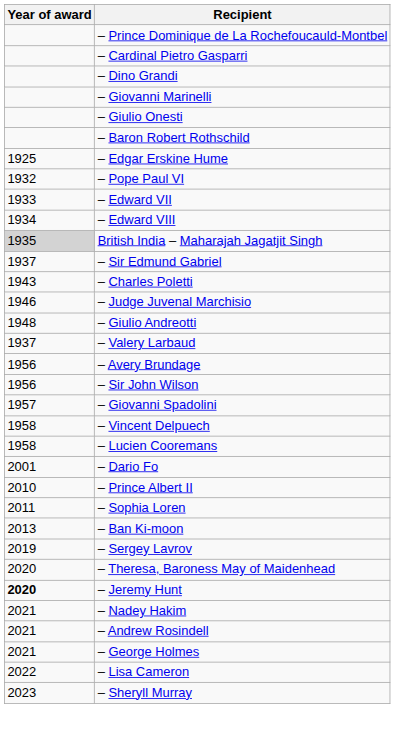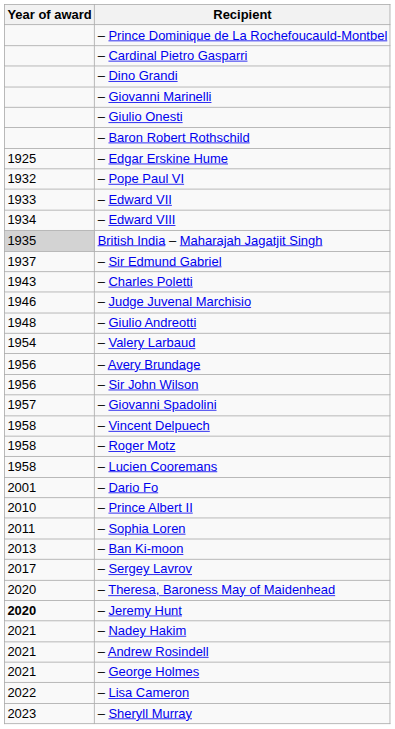(22, 343) 1937 -> (22, 343) 1954
+ row: (137, 446)
(22, 549) 2019 -> (22, 569) 2017
